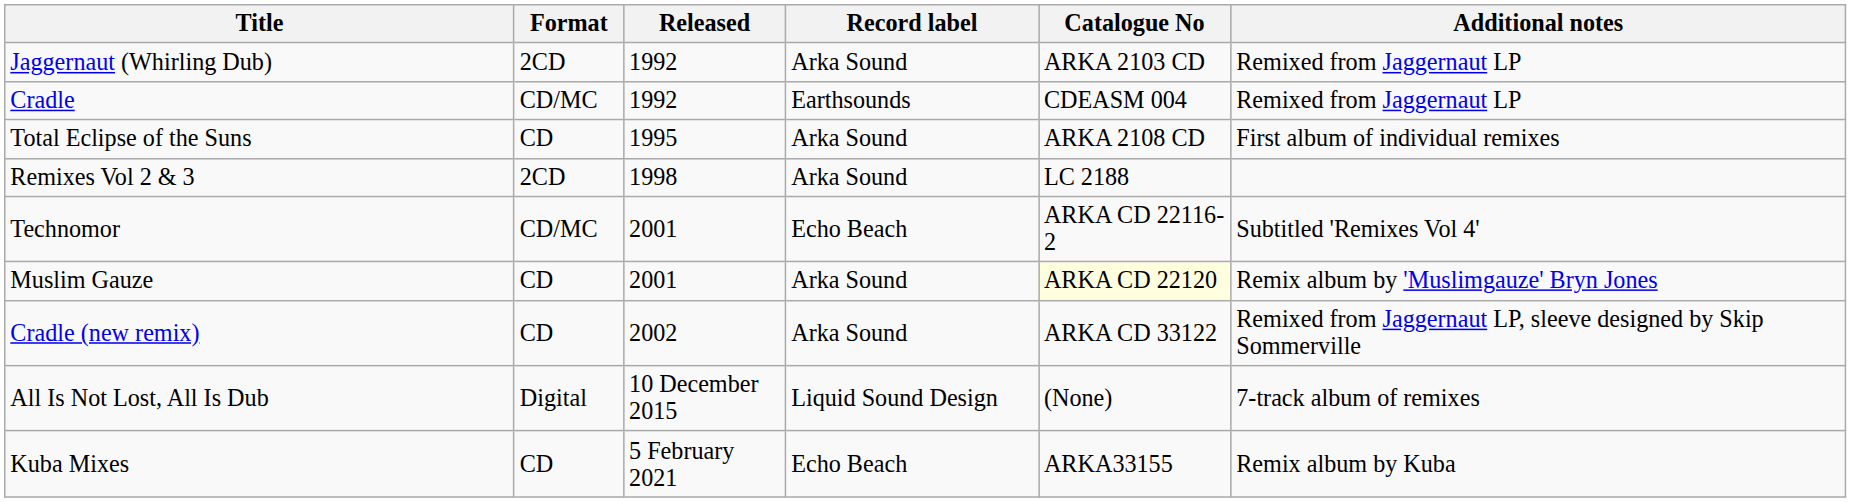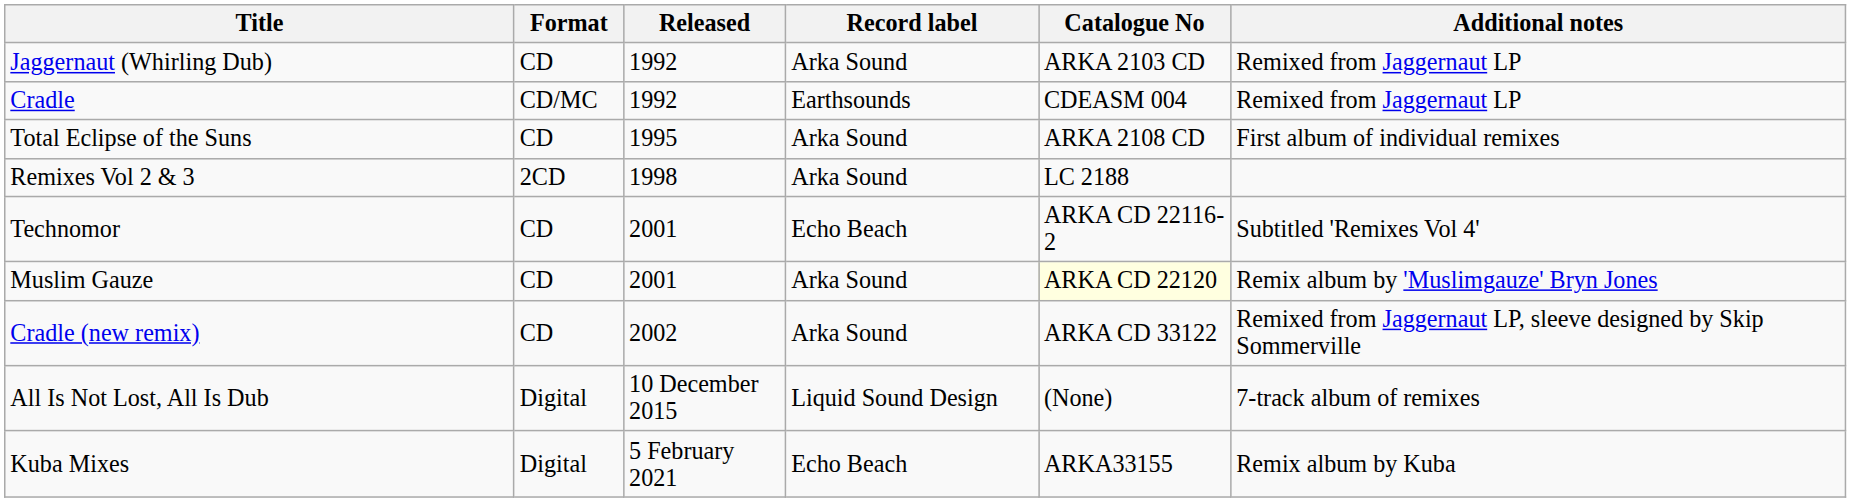(543, 61) 2CD -> (537, 61) CD
(559, 228) CD/MC -> (537, 228) CD
(537, 463) CD -> (553, 463) Digital
